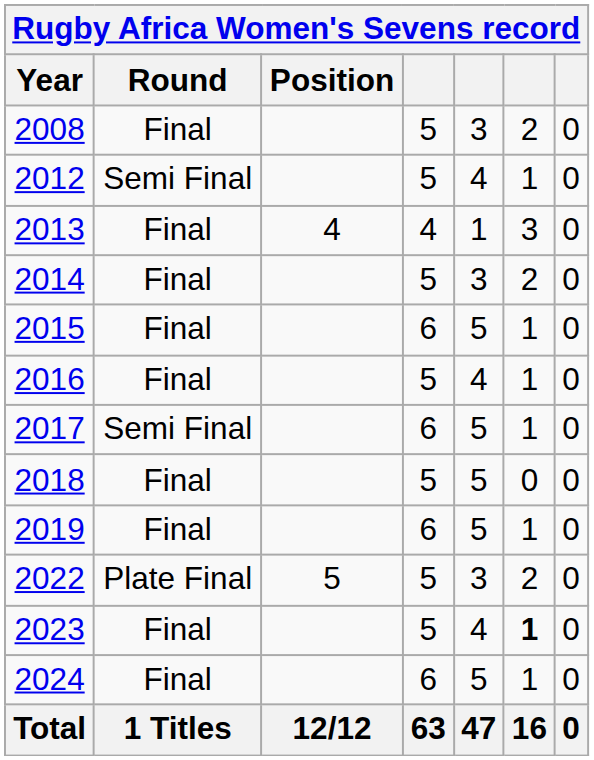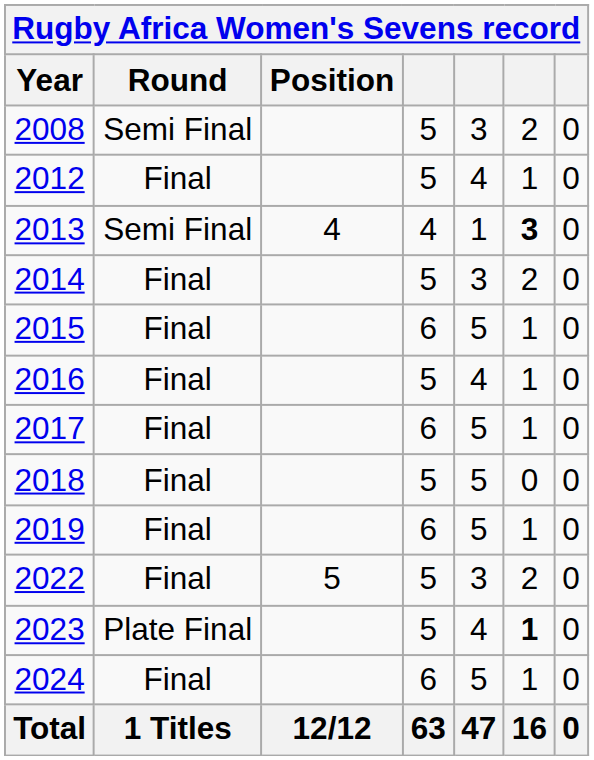(178, 129) Final -> (178, 129) Semi Final
(178, 179) Semi Final -> (178, 179) Final
(178, 229) Final -> (178, 229) Semi Final
(529, 229) normal -> (529, 229) bold
(178, 429) Semi Final -> (178, 429) Final
(178, 579) Plate Final -> (178, 579) Final
(178, 629) Final -> (178, 629) Plate Final
